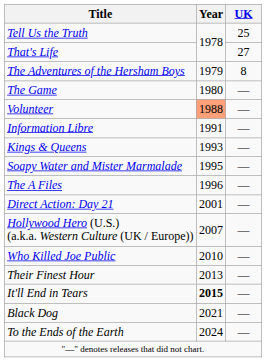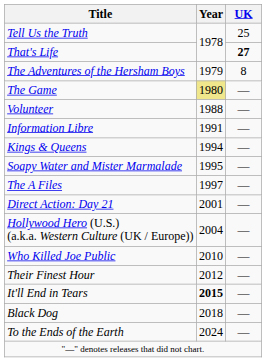(244, 52) normal -> (244, 52) bold
(211, 90) no background -> (211, 90) khaki background
(211, 109) lightsalmon background -> (211, 109) no background
(211, 147) 1993 -> (211, 147) 1994
(211, 185) 1996 -> (211, 185) 1997
(211, 230) 2007 -> (211, 230) 2004
(211, 274) 2013 -> (211, 274) 2012
(211, 312) 2021 -> (211, 312) 2018
